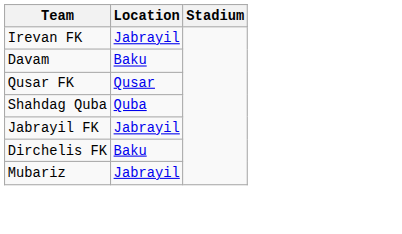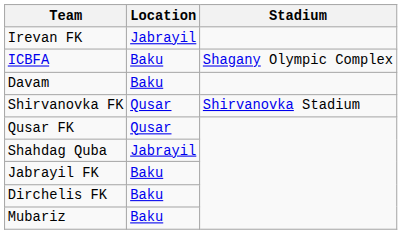+ row: (28, 61)
+ row: (66, 106)
(130, 106) Quba -> (163, 151) Jabrayil
(147, 128) Jabrayil -> (147, 173) Baku
(147, 173) Jabrayil -> (147, 218) Baku
